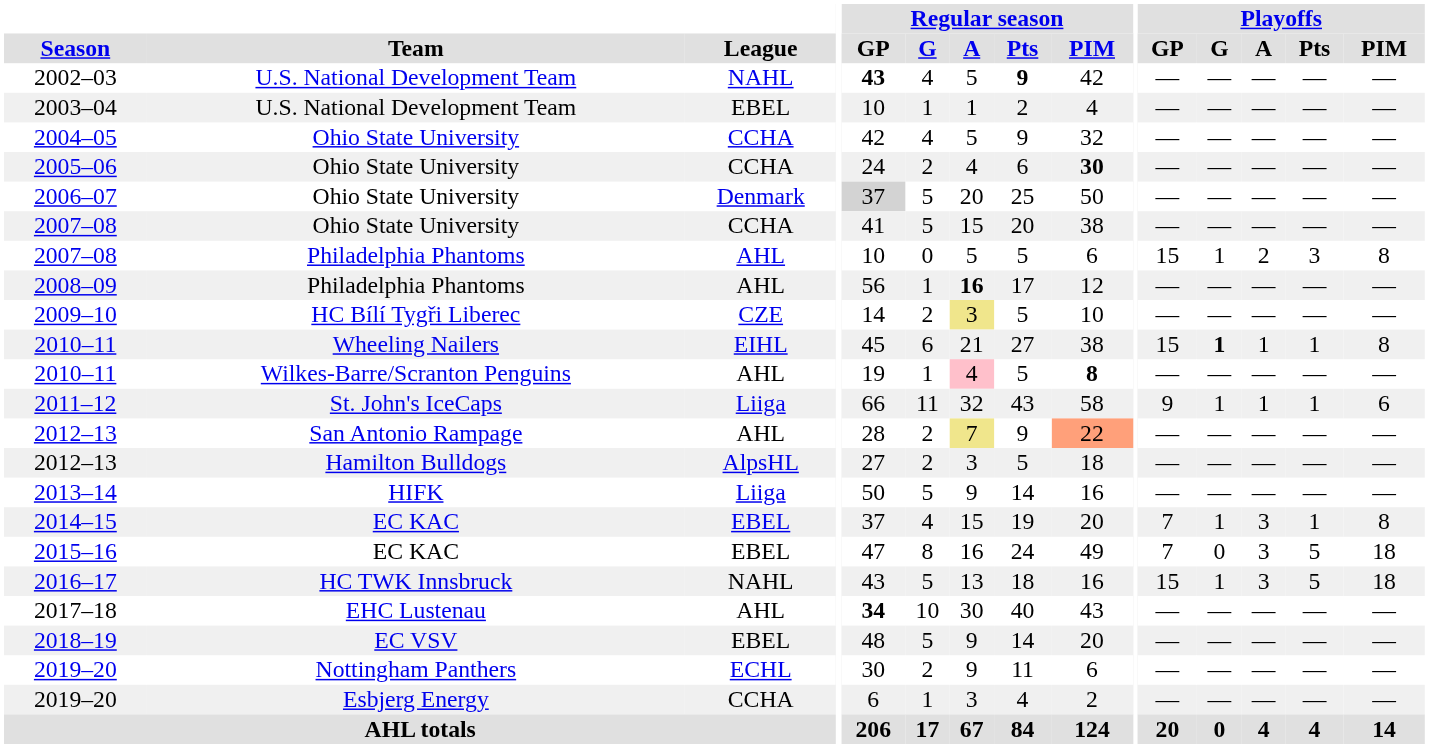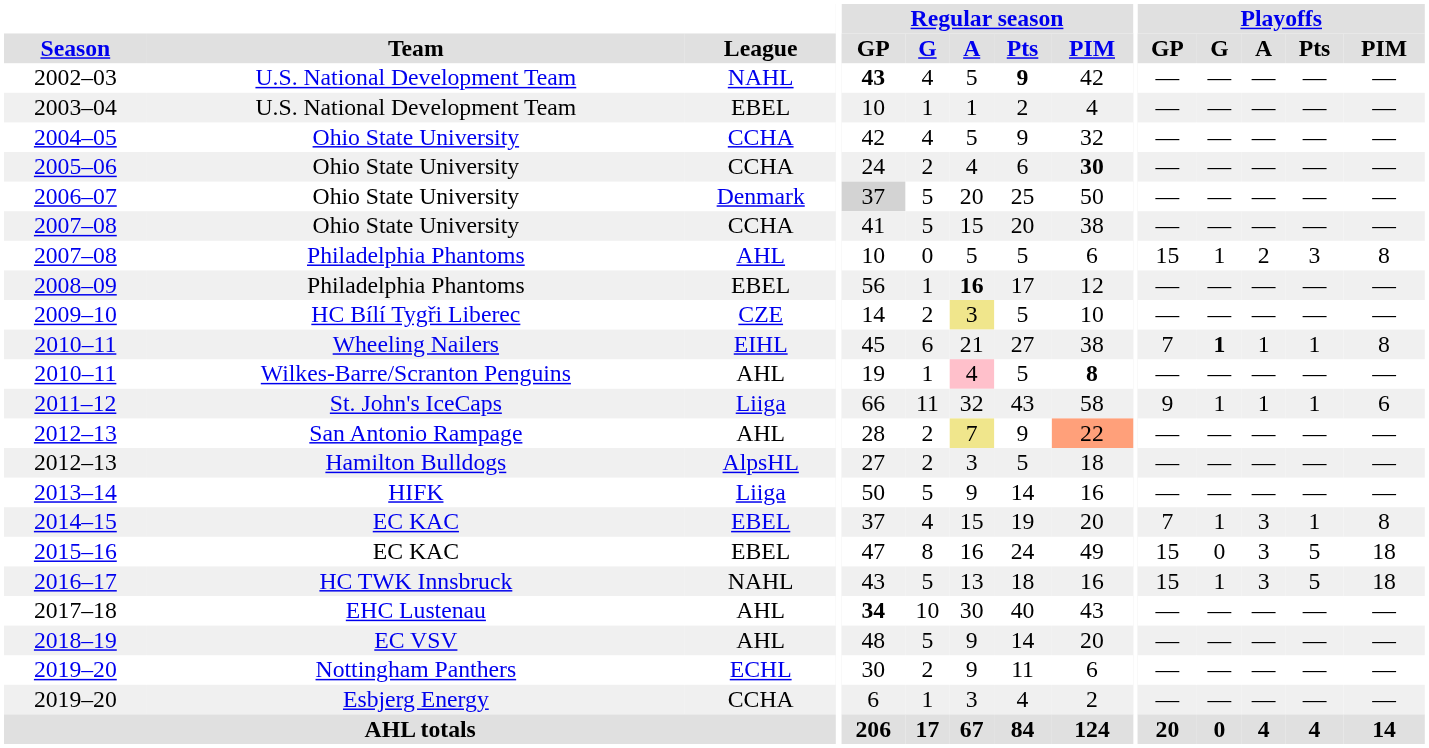(761, 284) AHL -> (761, 284) EBEL
(1167, 344) 15 -> (1167, 344) 7
(1167, 551) 7 -> (1167, 551) 15
(761, 640) EBEL -> (761, 640) AHL
